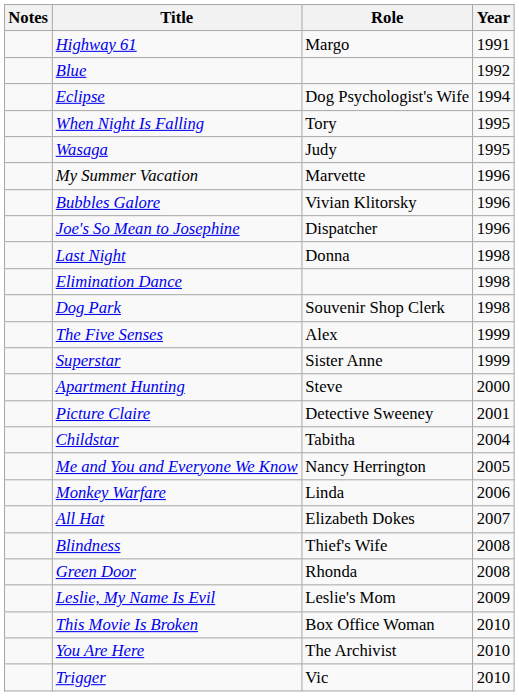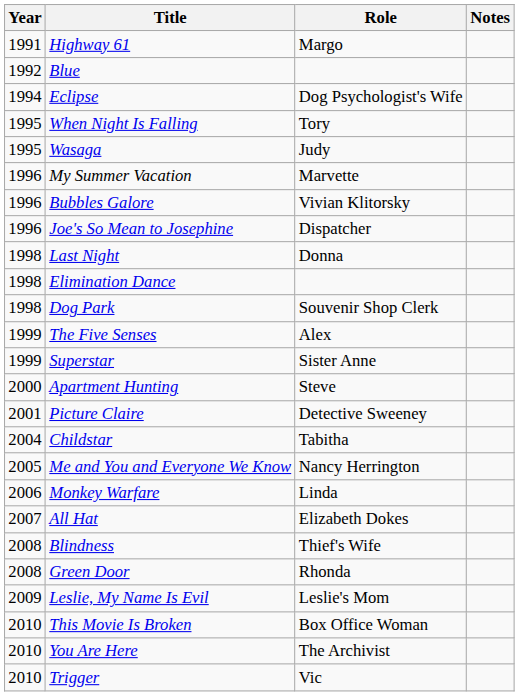columns swapped: (493, 17) <-> (28, 17)
